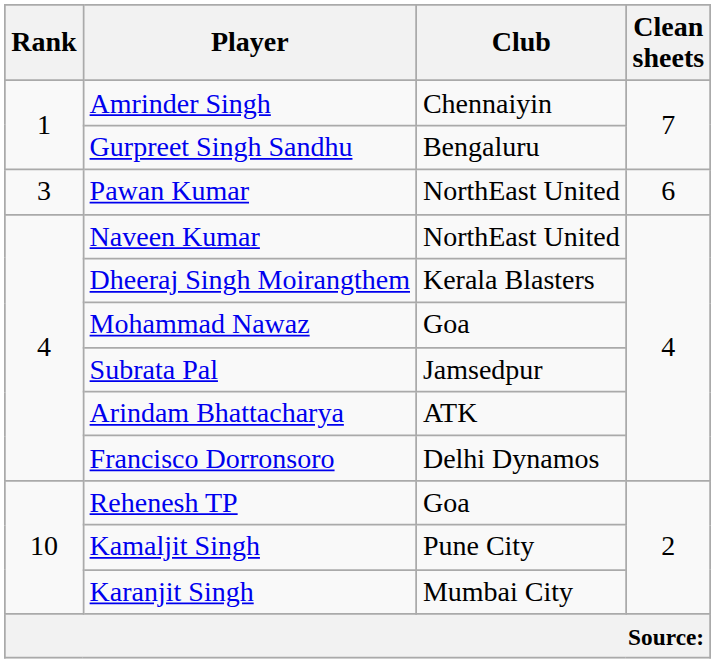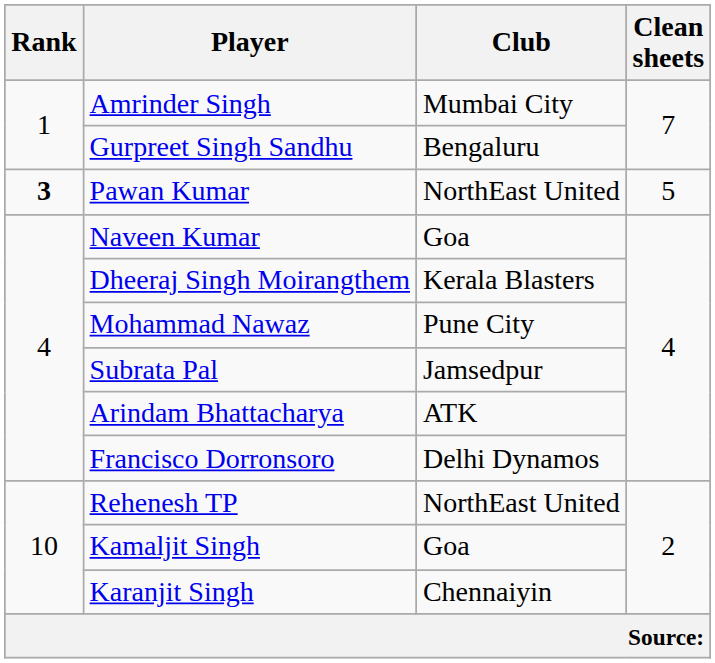(487, 102) Chennaiyin -> (498, 102) Mumbai City
(44, 191) normal -> (44, 191) bold
(668, 191) 6 -> (668, 191) 5
(521, 235) NorthEast United -> (446, 235) Goa
(446, 324) Goa -> (479, 324) Pune City
(446, 502) Goa -> (521, 502) NorthEast United
(479, 546) Pune City -> (446, 546) Goa
(498, 591) Mumbai City -> (487, 591) Chennaiyin
